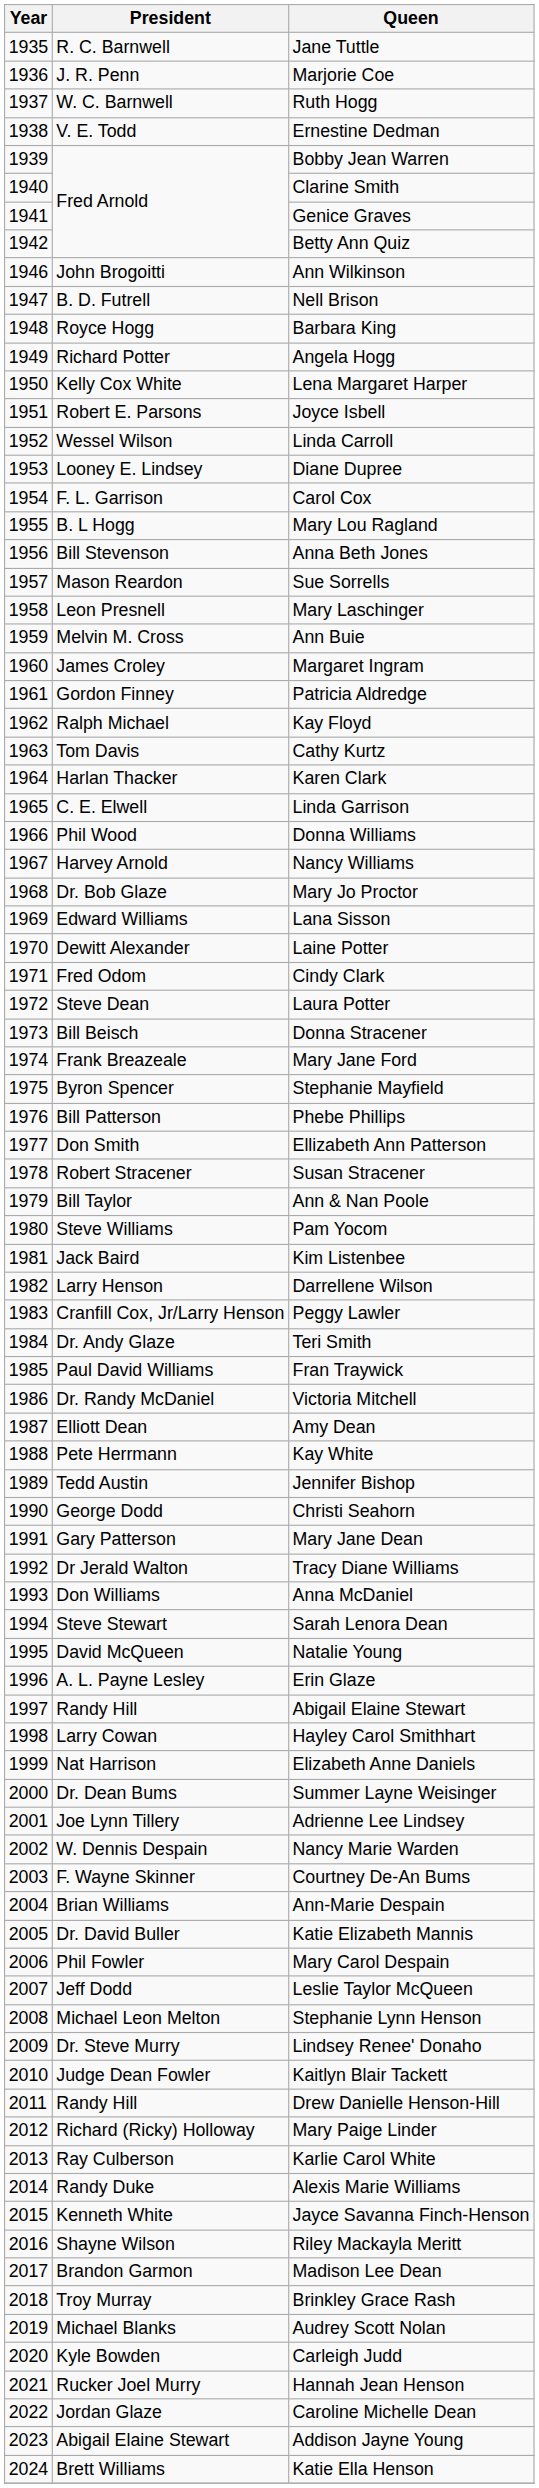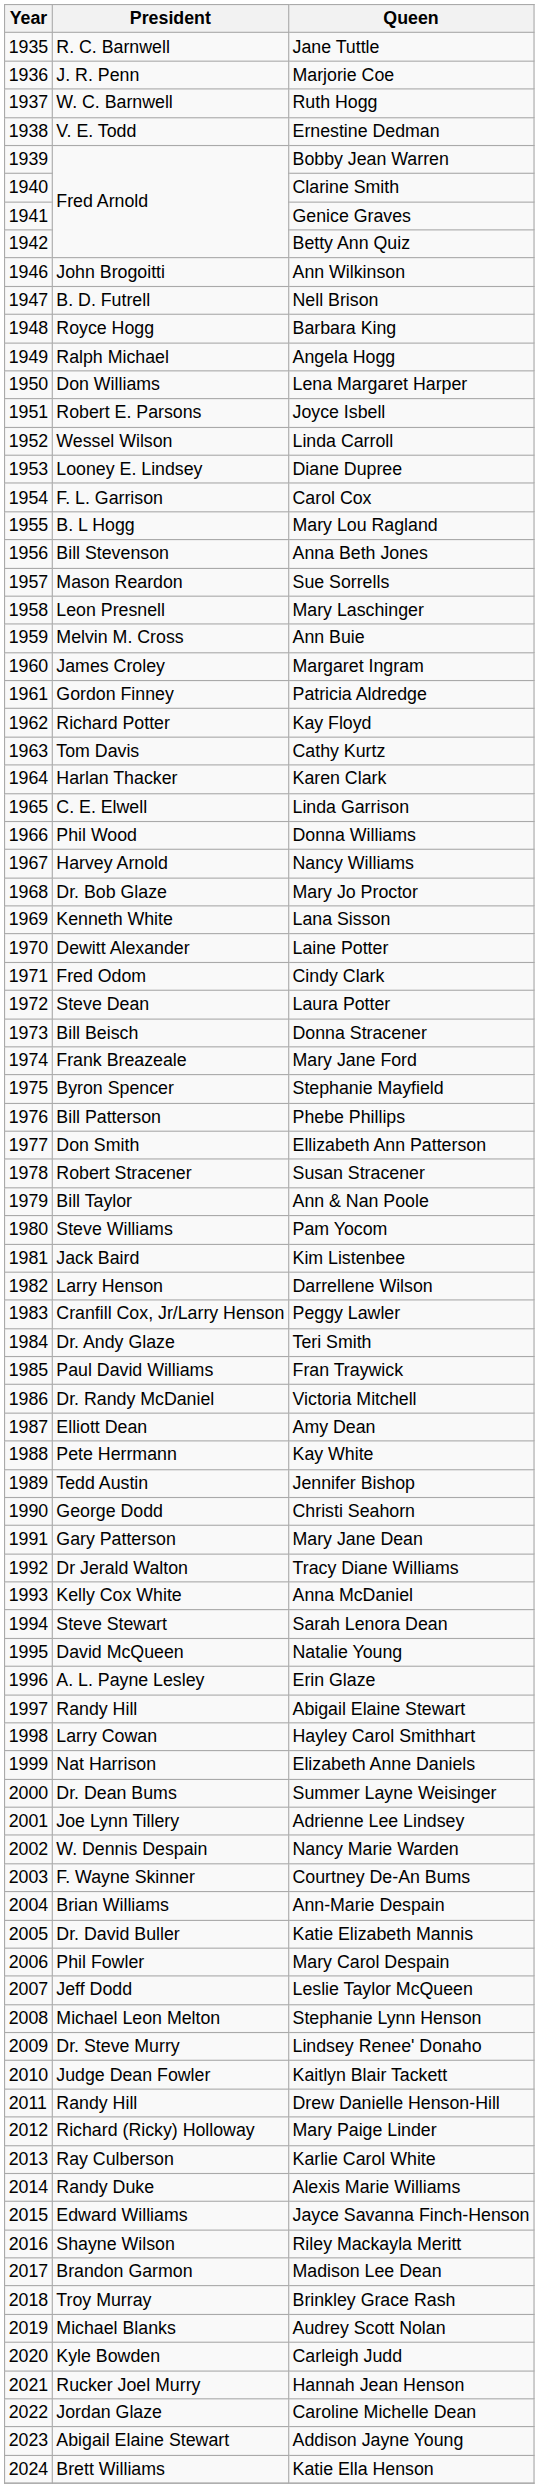(113, 356) Richard Potter -> (113, 356) Ralph Michael
(119, 384) Kelly Cox White -> (108, 384) Don Williams
(113, 722) Ralph Michael -> (113, 722) Richard Potter
(122, 919) Edward Williams -> (115, 919) Kenneth White
(108, 1595) Don Williams -> (119, 1595) Kelly Cox White
(115, 2215) Kenneth White -> (122, 2215) Edward Williams
